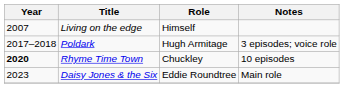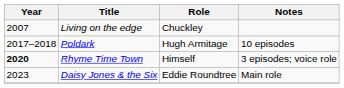(178, 28) Himself -> (182, 28) Chuckley
(289, 43) 3 episodes; voice role -> (268, 43) 10 episodes
(182, 59) Chuckley -> (178, 59) Himself
(268, 59) 10 episodes -> (289, 59) 3 episodes; voice role
